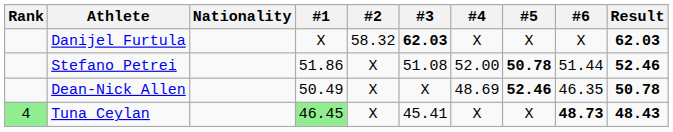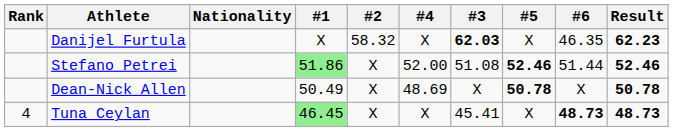columns swapped: (425, 17) <-> (477, 17)
(581, 41) X -> (581, 41) 46.35
(637, 41) 62.03 -> (637, 41) 62.23
(321, 65) no background -> (321, 65) lightgreen background
(529, 65) 50.78 -> (529, 65) 52.46
(529, 90) 52.46 -> (529, 90) 50.78
(581, 90) 46.35 -> (581, 90) X
(26, 114) lightgreen background -> (26, 114) no background
(637, 114) 48.43 -> (637, 114) 48.73
